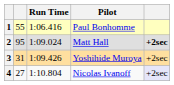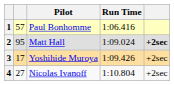columns swapped: (107, 12) <-> (49, 12)
(20, 27) 55 -> (20, 27) 57
(20, 58) 31 -> (20, 58) 17
(157, 73) lavender background -> (157, 73) no background
